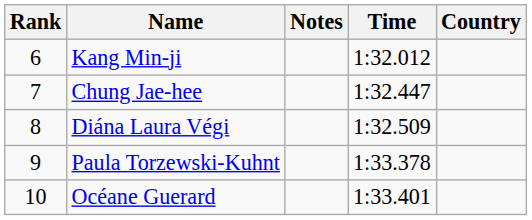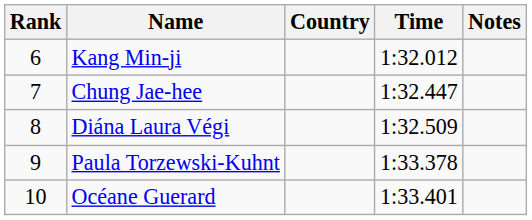columns swapped: (481, 22) <-> (316, 22)
